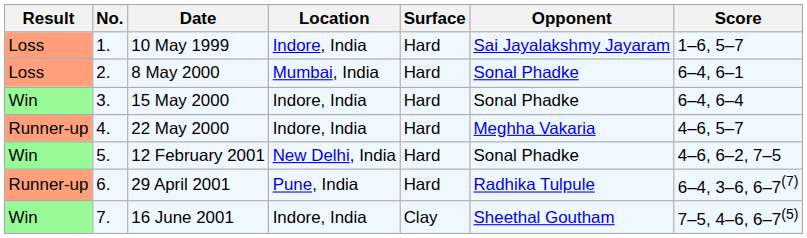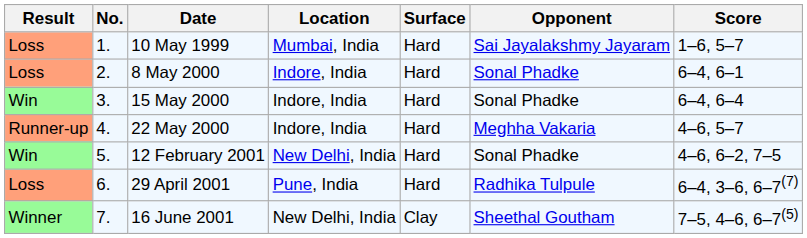(320, 45) Indore, India -> (326, 45) Mumbai, India
(326, 72) Mumbai, India -> (320, 72) Indore, India
(48, 184) Runner-up -> (26, 184) Loss
(23, 216) Win -> (35, 216) Winner
(320, 216) Indore, India -> (334, 216) New Delhi, India
